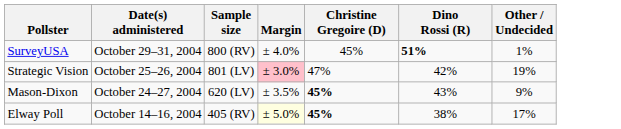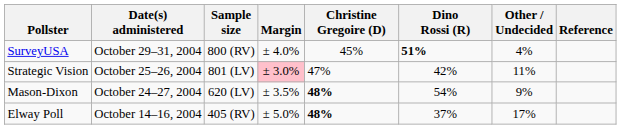+ column: (586, 30)
(524, 51) 1% -> (524, 51) 4%
(524, 72) 19% -> (524, 72) 11%
(320, 93) 45% -> (320, 93) 48%
(445, 93) 43% -> (445, 93) 54%
(281, 113) lightyellow background -> (281, 113) no background
(320, 113) 45% -> (320, 113) 48%
(445, 113) 38% -> (445, 113) 37%
